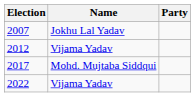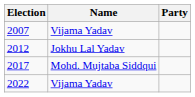(88, 30) Jokhu Lal Yadav -> (82, 30) Vijama Yadav
(82, 48) Vijama Yadav -> (88, 48) Jokhu Lal Yadav
